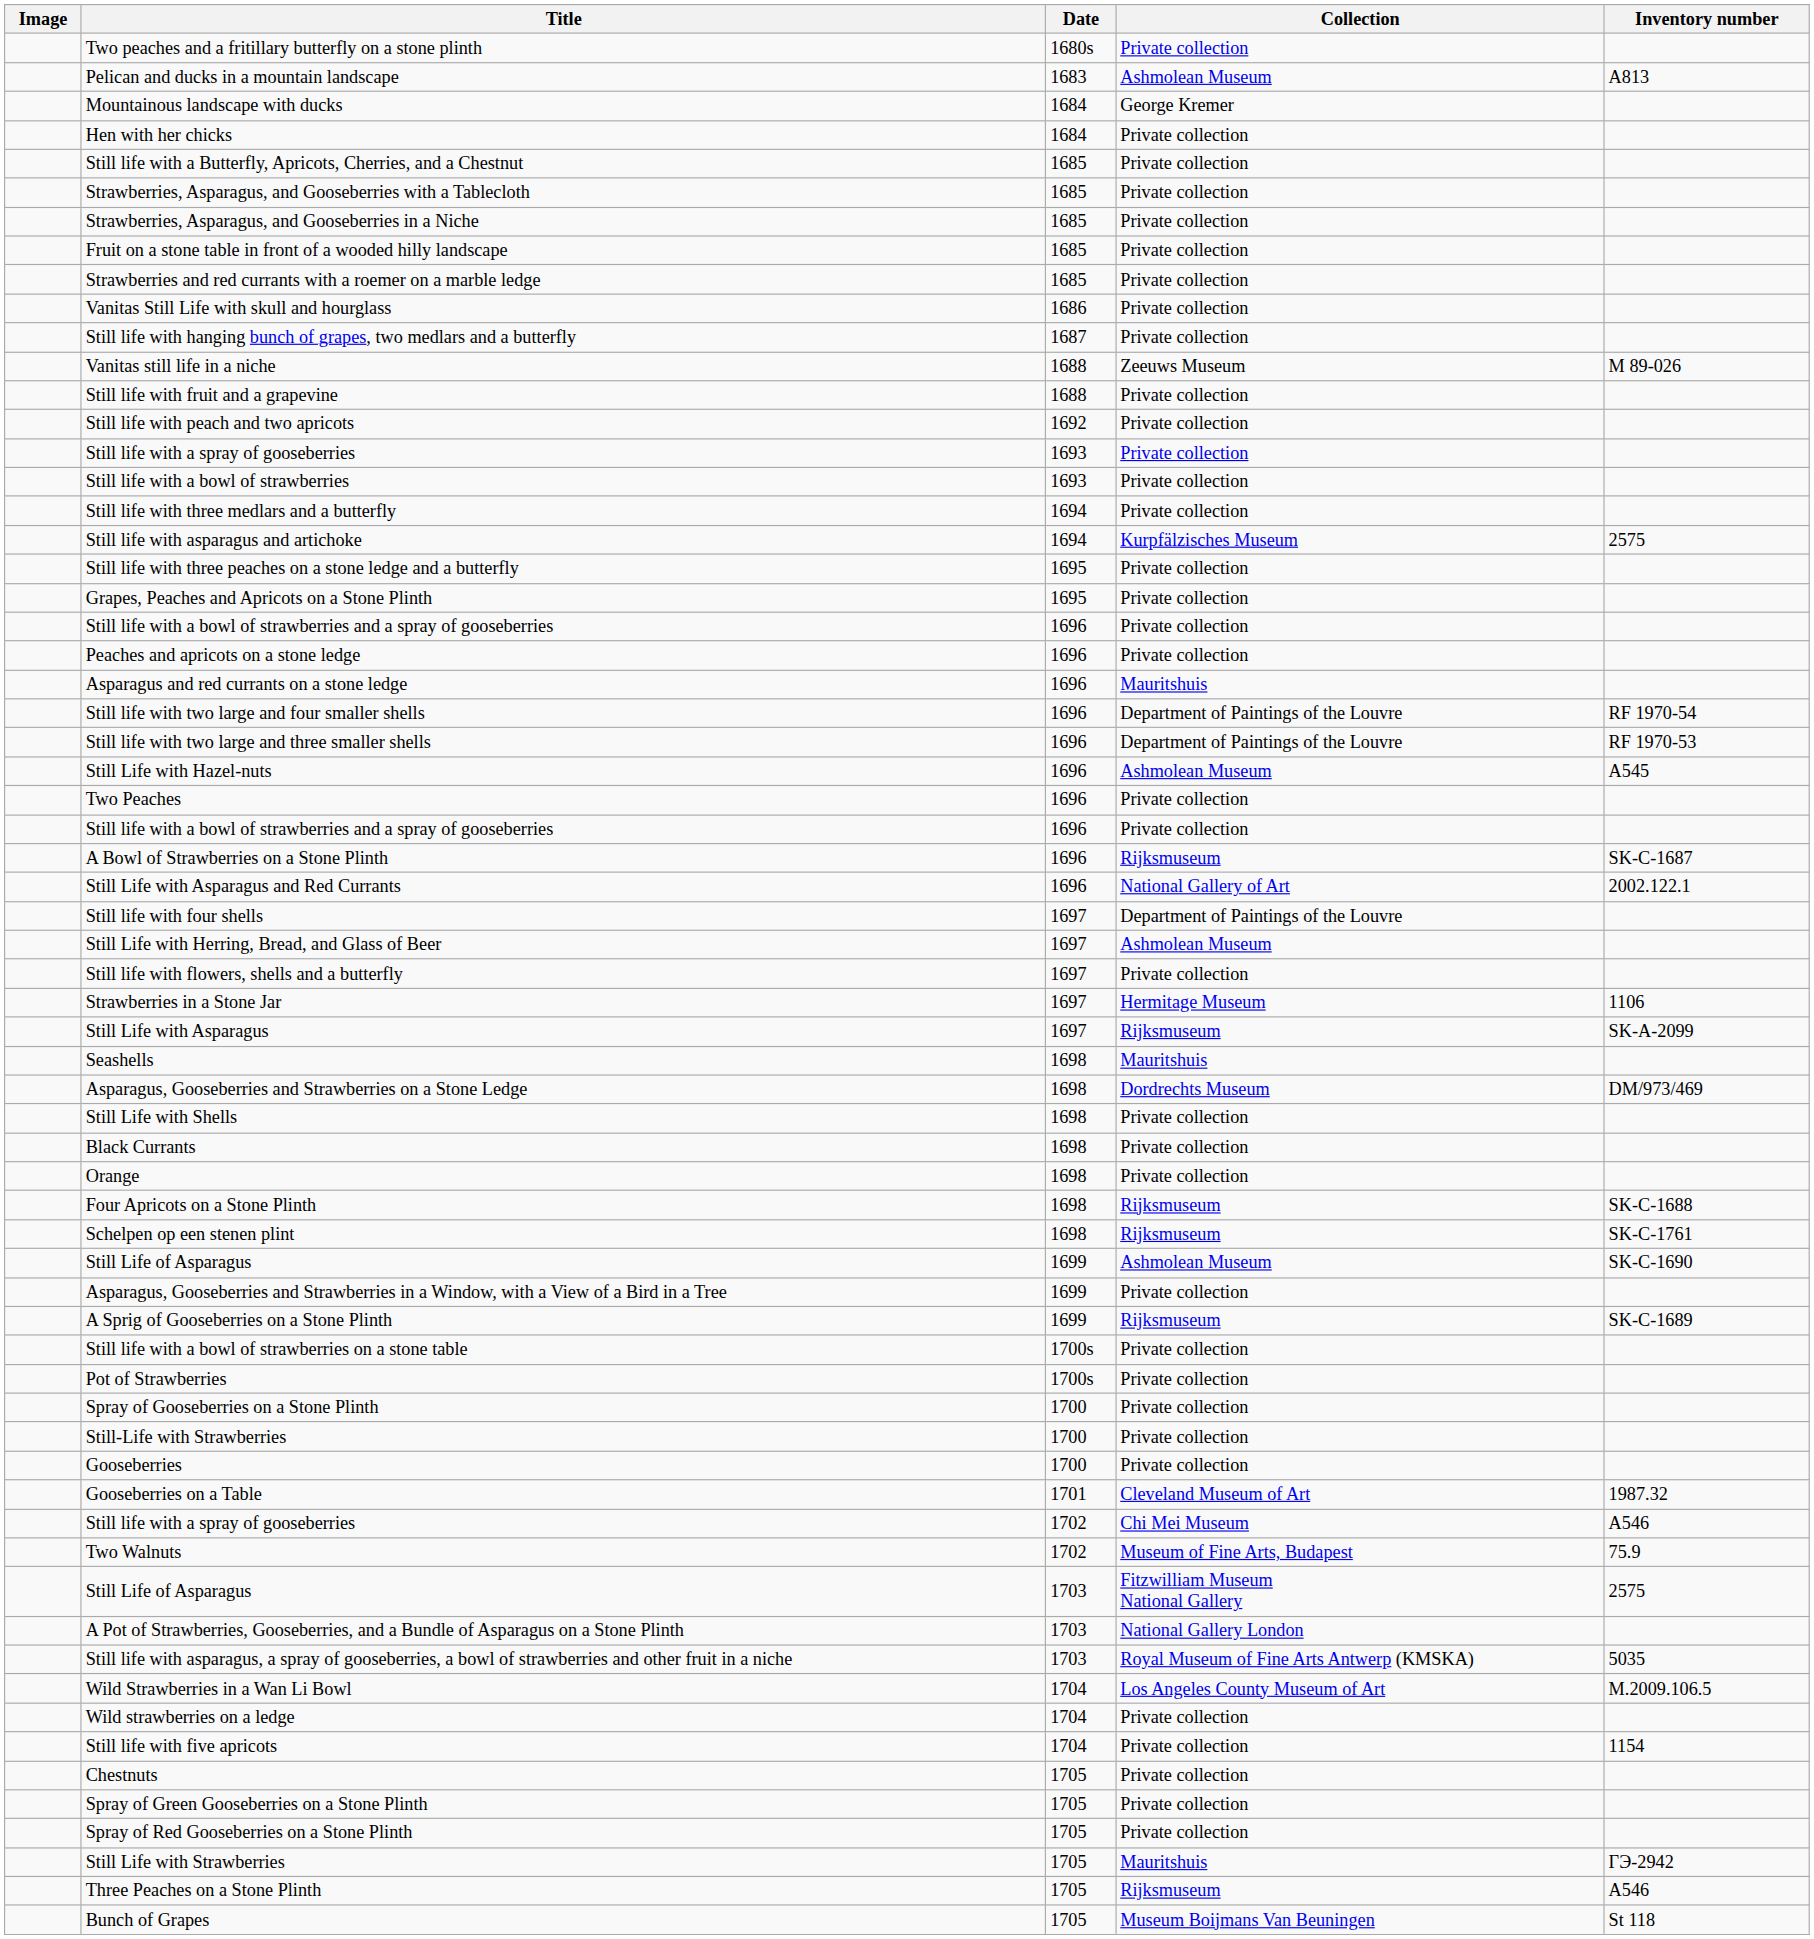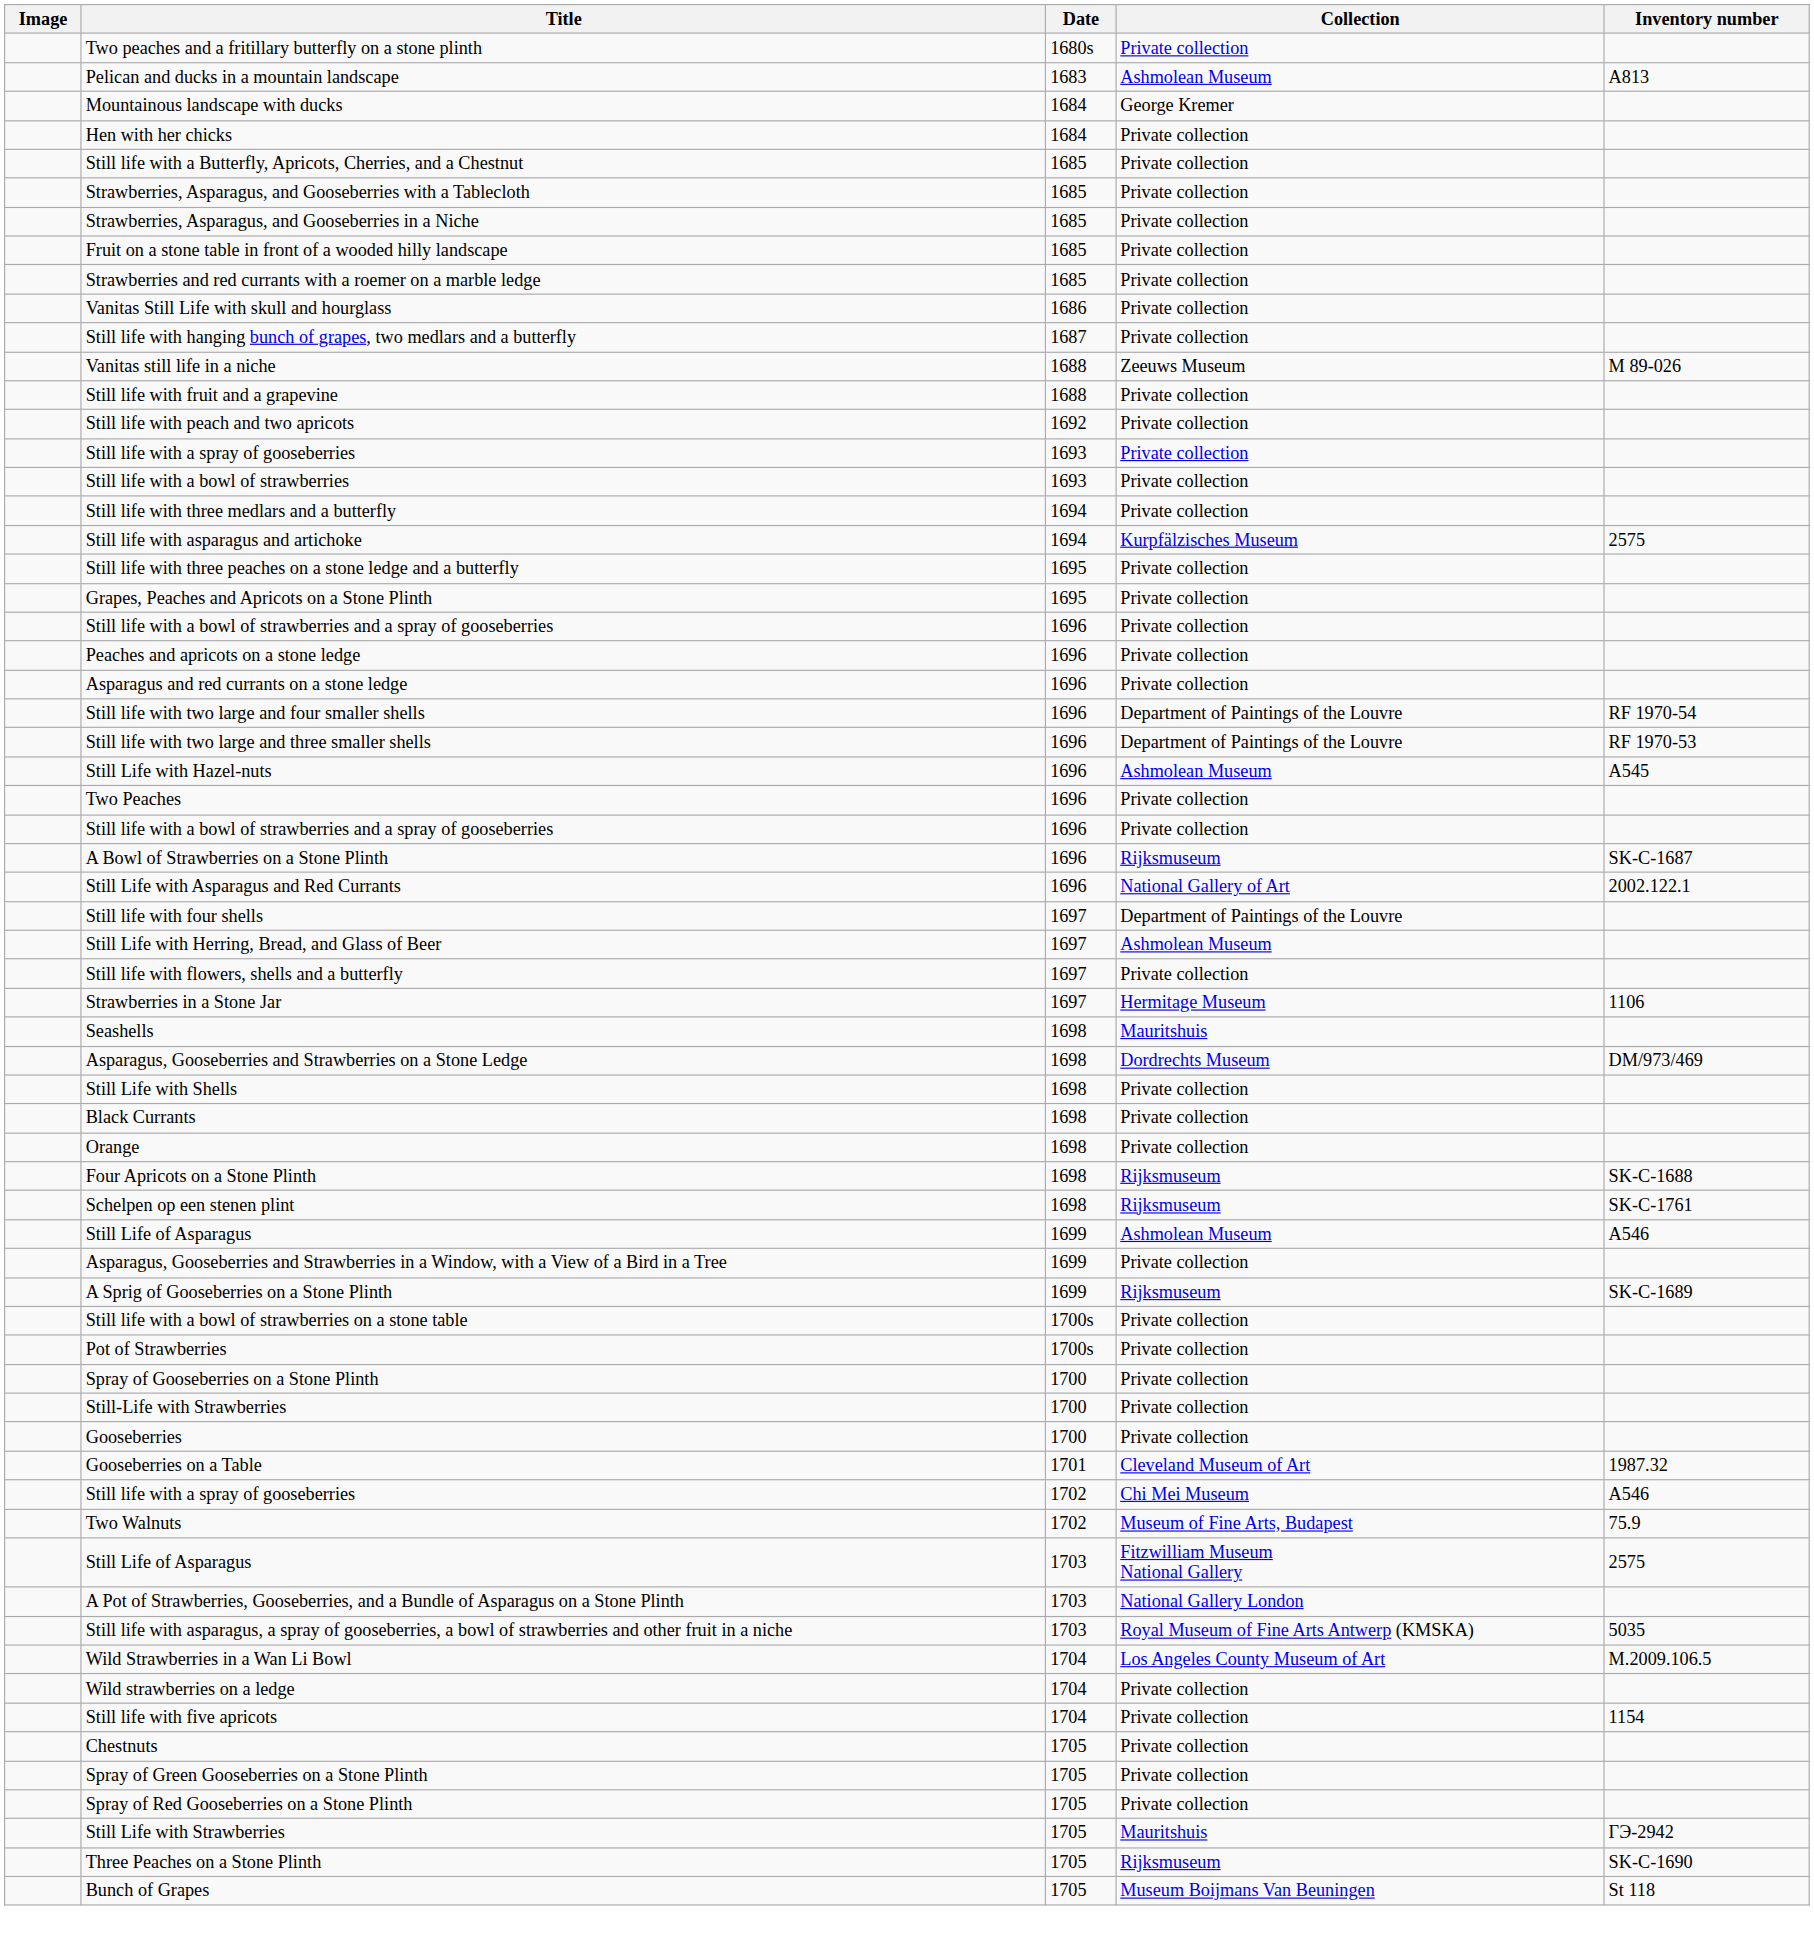(1164, 684) Mauritshuis -> (1184, 684) Private collection
- row: (177, 1031)
(1651, 1262) SK-C-1690 -> (1629, 1233) A546
(1629, 1890) A546 -> (1651, 1861) SK-C-1690
